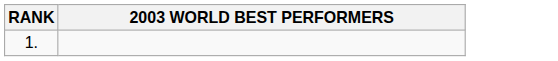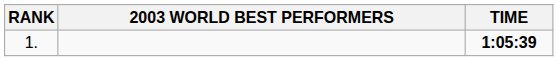+ column: (509, 18)
